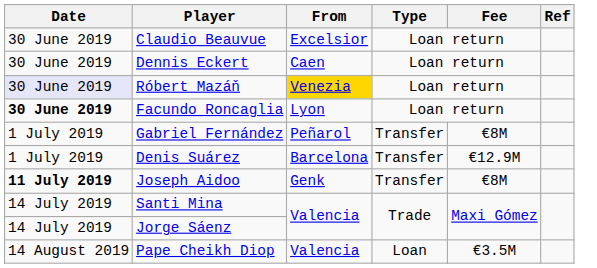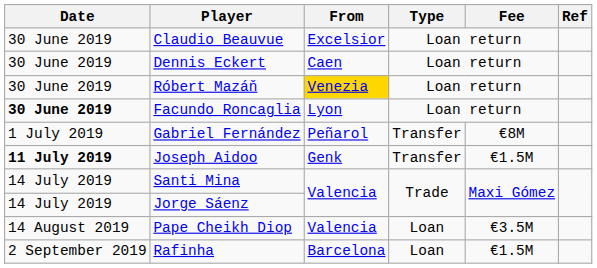(60, 87) lavender background -> (60, 87) no background
- row: (188, 157)
(494, 181) €8M -> (512, 157) €1.5M
+ row: (184, 251)
